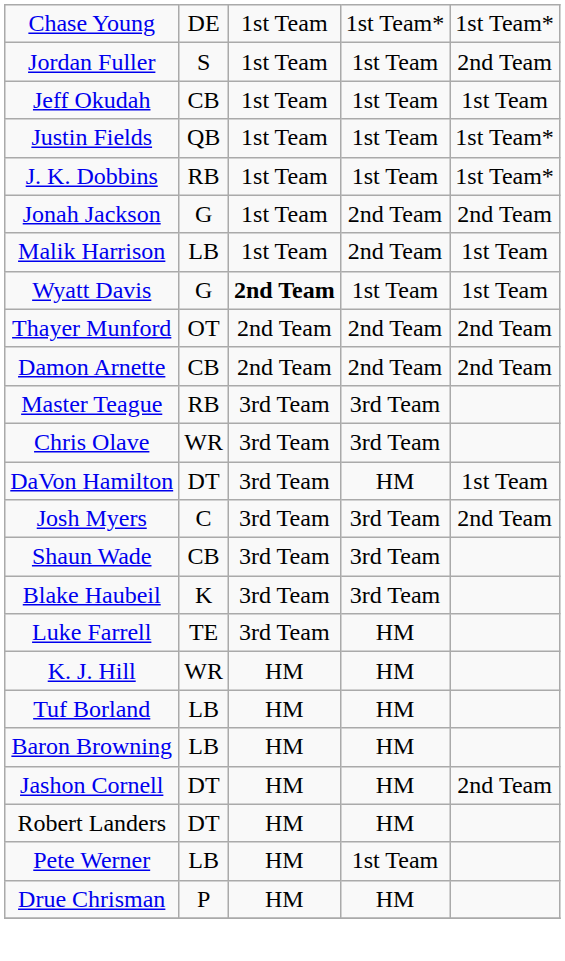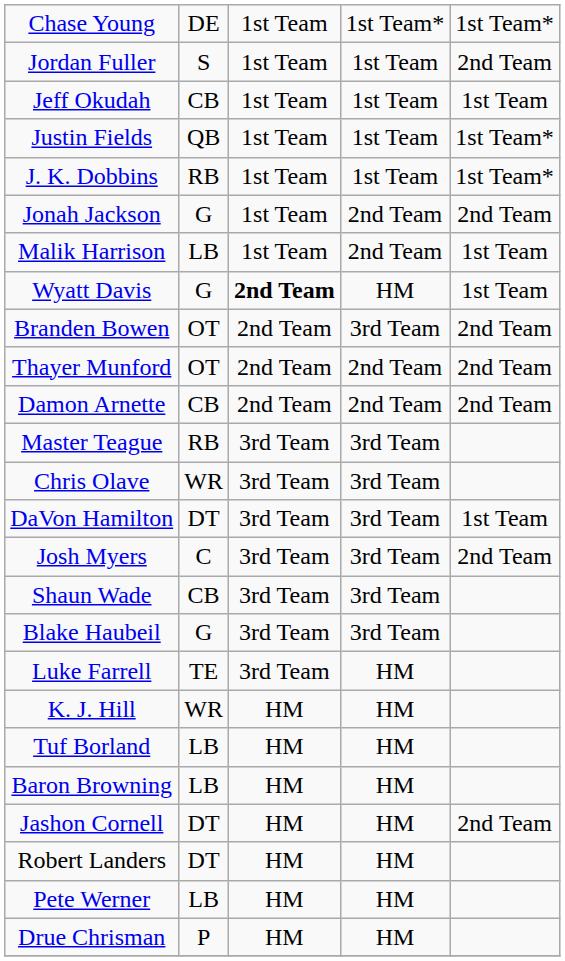(395, 289) 1st Team -> (395, 289) HM
+ row: (92, 328)
(395, 480) HM -> (395, 518) 3rd Team
(204, 594) K -> (204, 632) G
(395, 860) 1st Team -> (395, 898) HM
